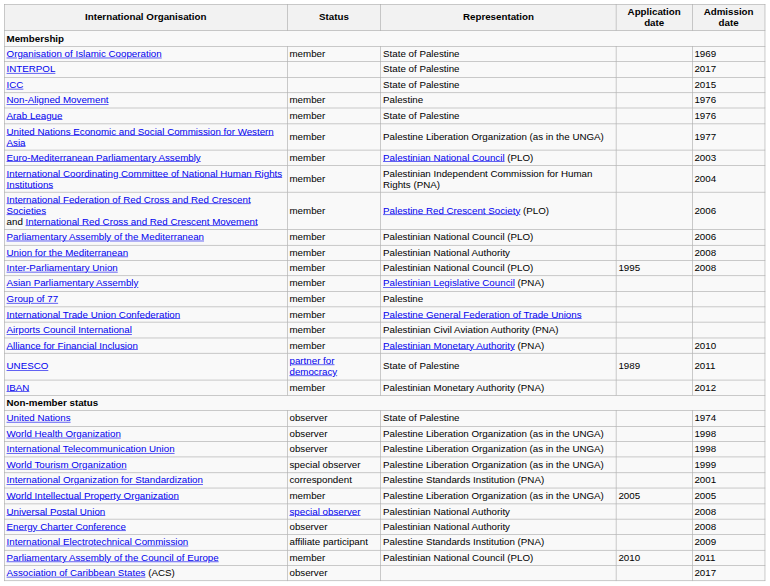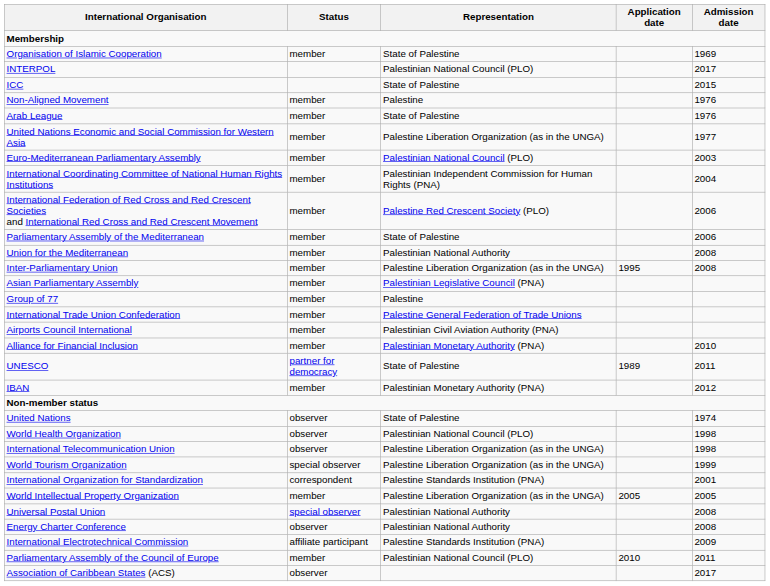(421, 69) State of Palestine -> (458, 69) Palestinian National Council (PLO)
(458, 237) Palestinian National Council (PLO) -> (421, 237) State of Palestine
(458, 268) Palestinian National Council (PLO) -> (493, 268) Palestine Liberation Organization (as in the UNGA)
(493, 434) Palestine Liberation Organization (as in the UNGA) -> (458, 434) Palestinian National Council (PLO)
